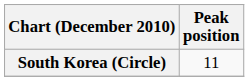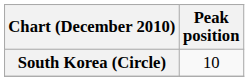(211, 62) 11 -> (211, 62) 10
